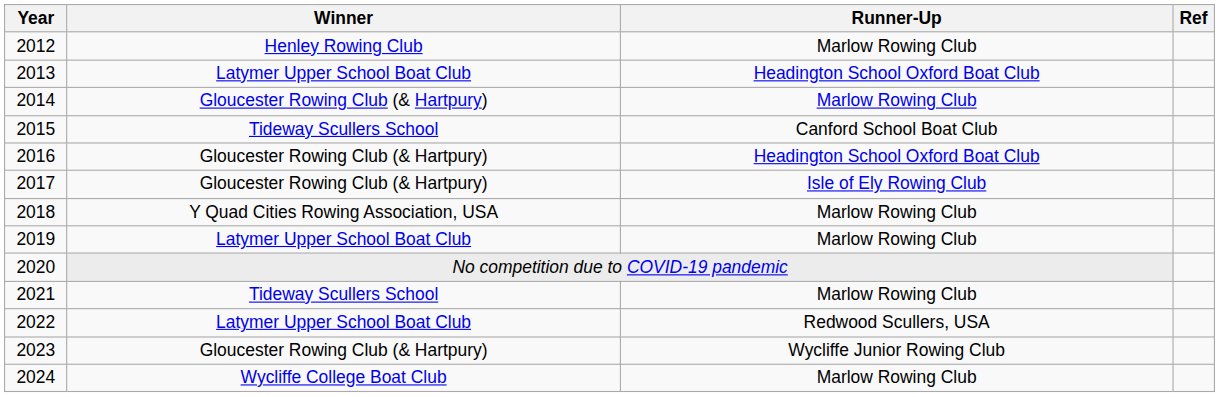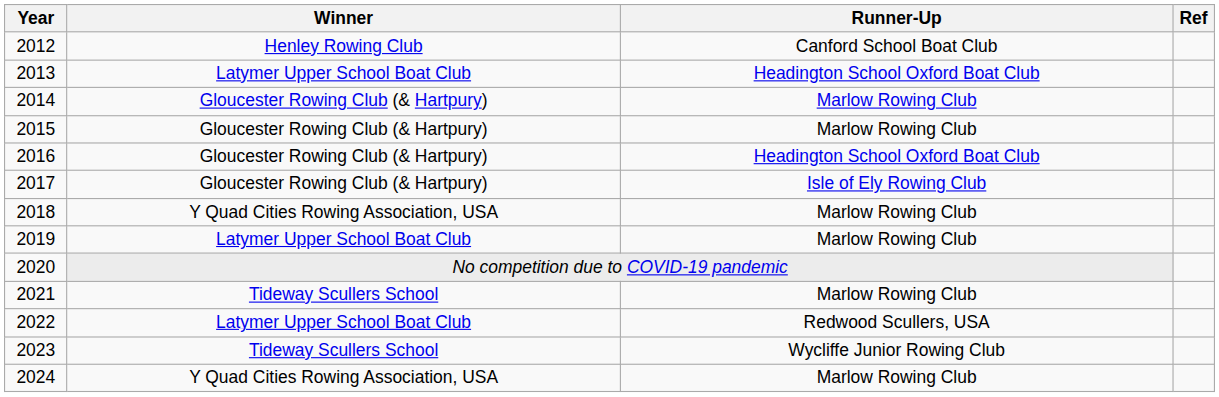(897, 45) Marlow Rowing Club -> (897, 45) Canford School Boat Club
(344, 128) Tideway Scullers School -> (344, 128) Gloucester Rowing Club (& Hartpury)
(897, 128) Canford School Boat Club -> (897, 128) Marlow Rowing Club
(344, 350) Gloucester Rowing Club (& Hartpury) -> (344, 350) Tideway Scullers School
(344, 377) Wycliffe College Boat Club -> (344, 377) Y Quad Cities Rowing Association, USA
